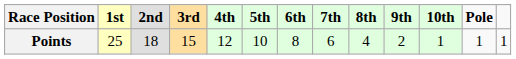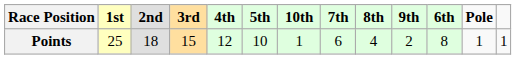columns swapped: (295, 16) <-> (441, 16)
